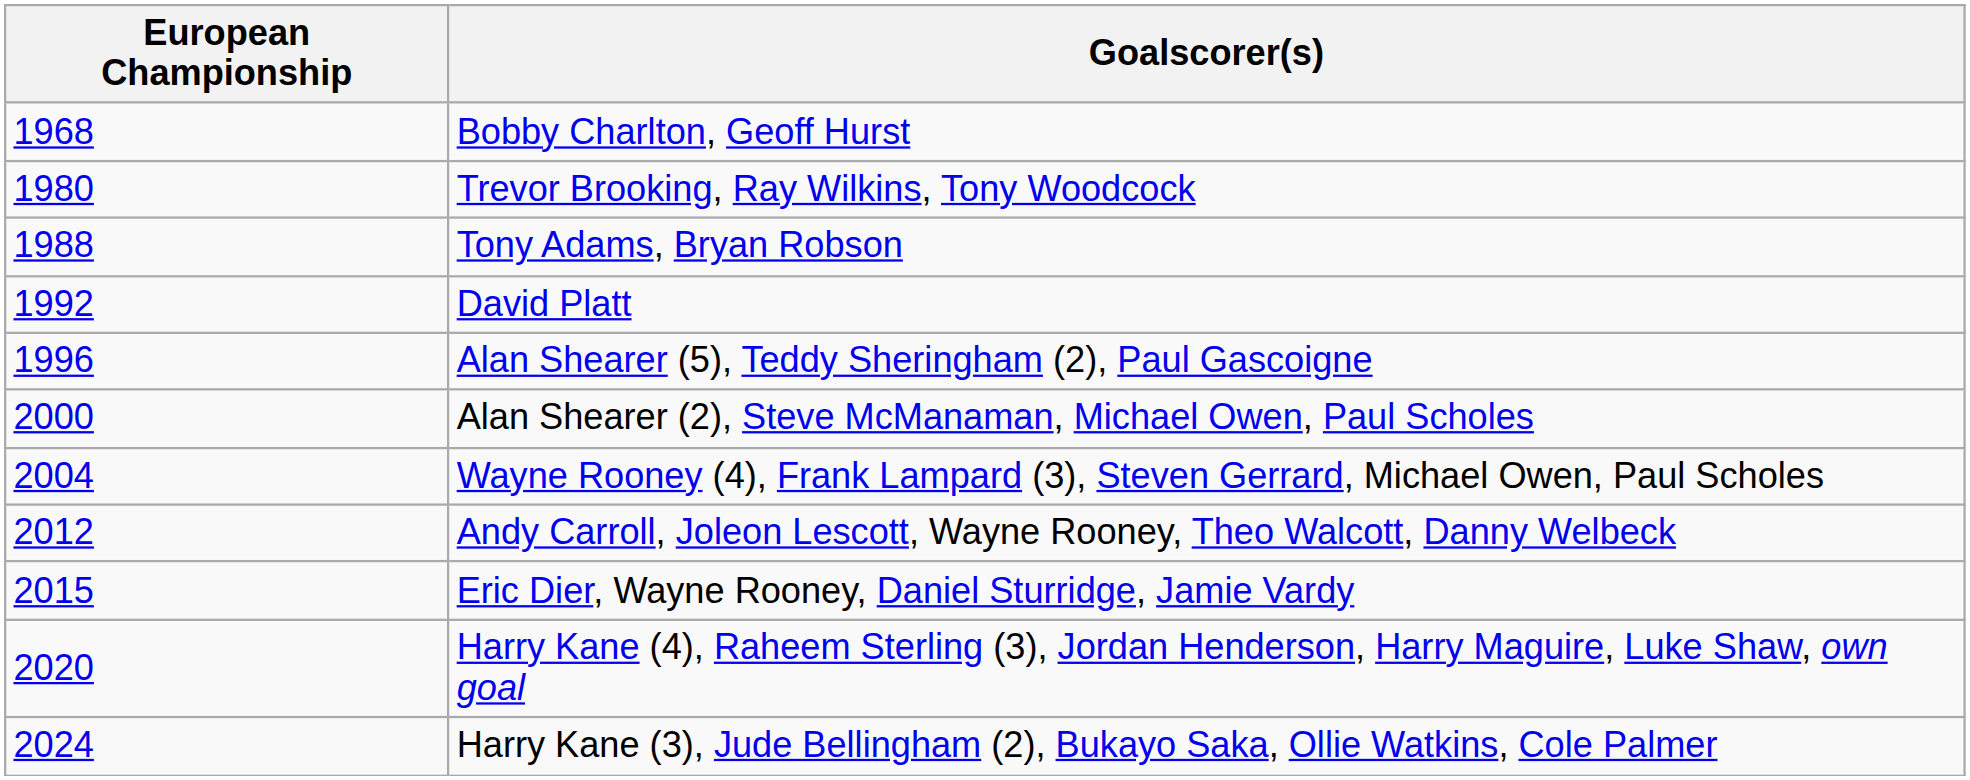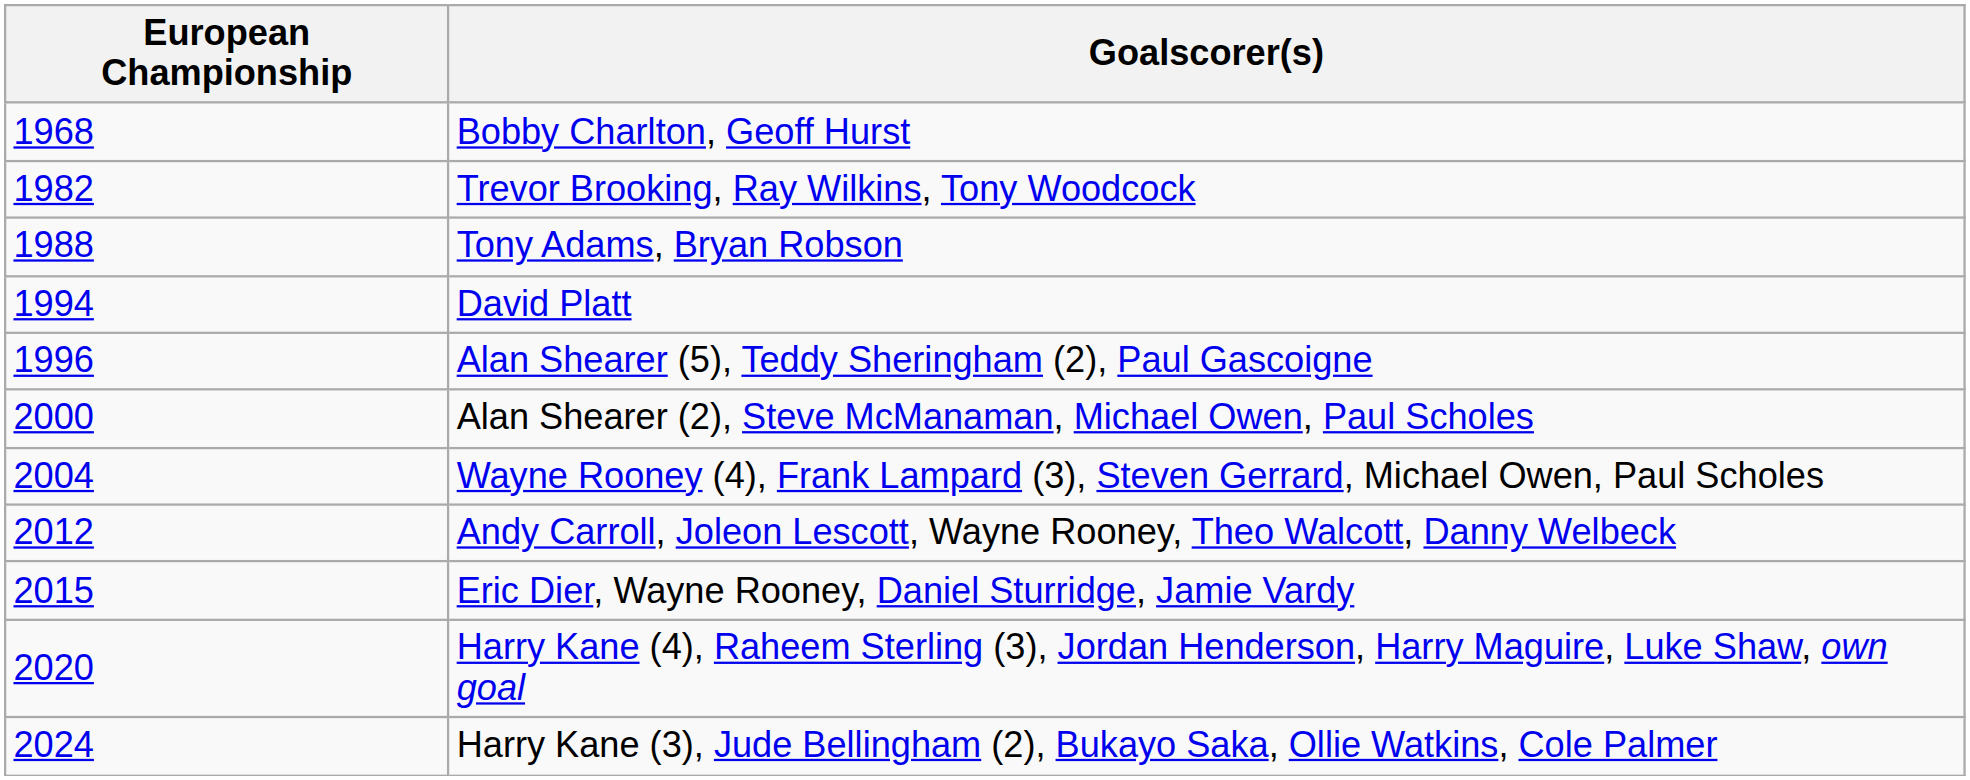(54, 188) 1980 -> (54, 188) 1982
(54, 303) 1992 -> (54, 303) 1994
